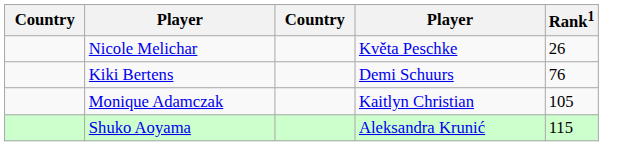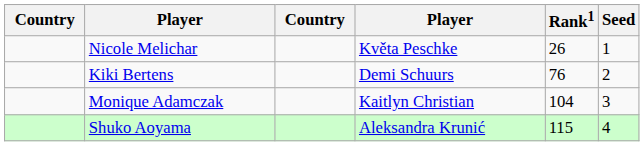+ column: (619, 19)
(561, 101) 105 -> (561, 101) 104
